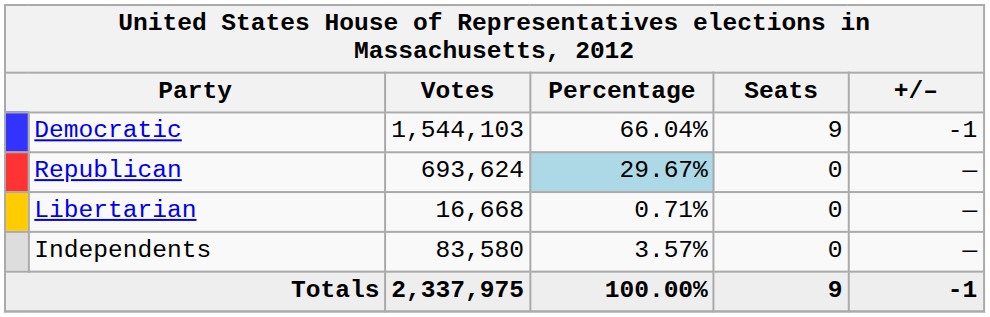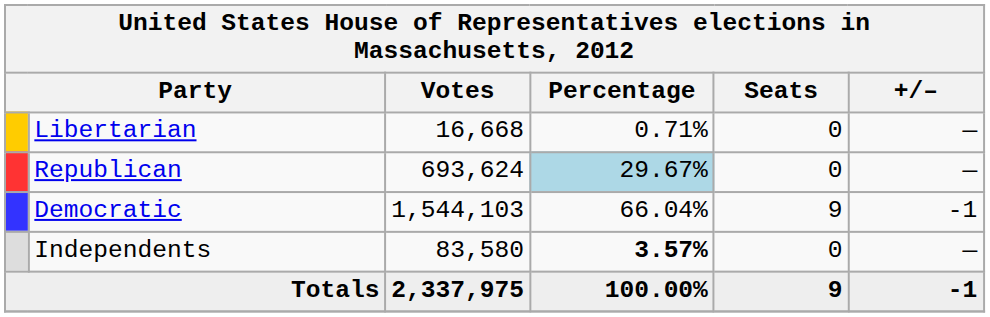rows swapped: (108, 132) <-> (115, 212)
(671, 251) normal -> (671, 251) bold
